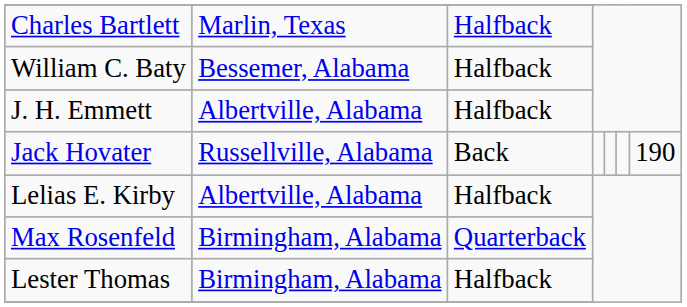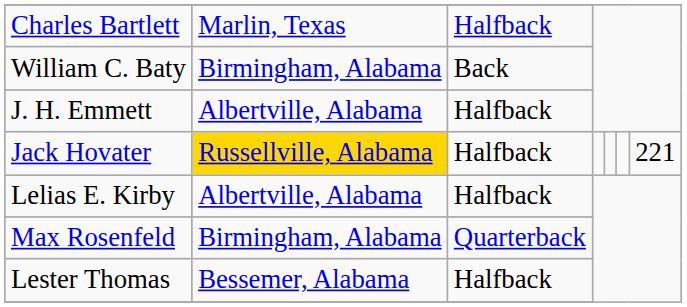(304, 68) Bessemer, Alabama -> (320, 68) Birmingham, Alabama
(503, 68) Halfback -> (481, 68) Back
(315, 152) no background -> (315, 152) gold background
(481, 152) Back -> (503, 152) Halfback
(655, 152) 190 -> (655, 152) 221
(320, 279) Birmingham, Alabama -> (304, 279) Bessemer, Alabama
